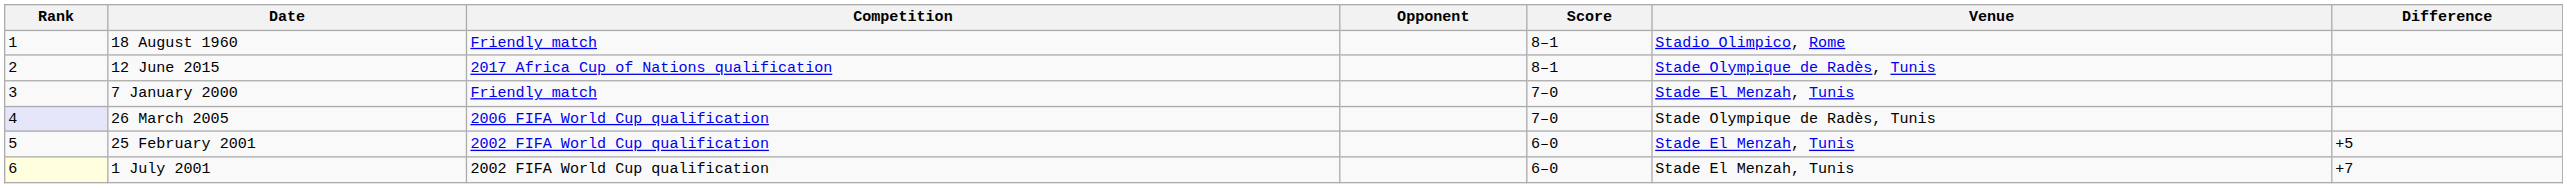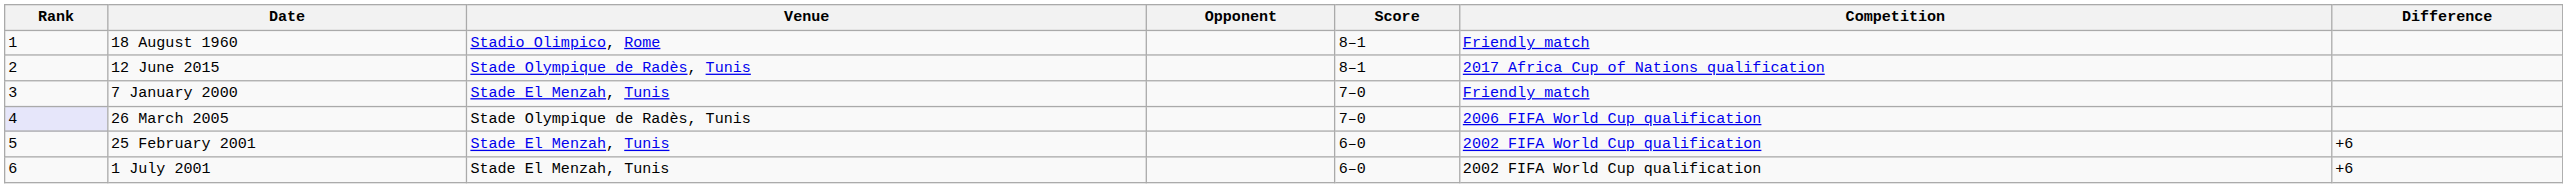columns swapped: (1992, 17) <-> (903, 17)
(2344, 144) +5 -> (2344, 144) +6
(13, 169) lightyellow background -> (13, 169) no background
(2344, 169) +7 -> (2344, 169) +6
